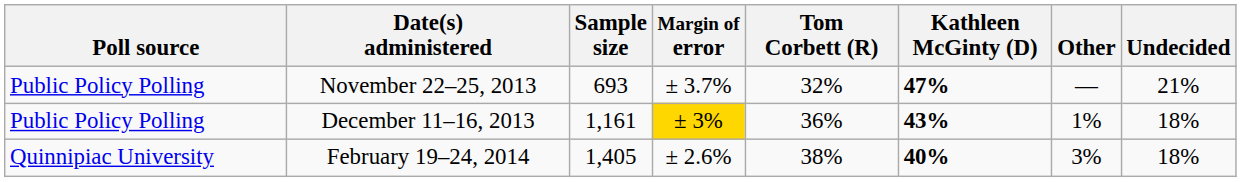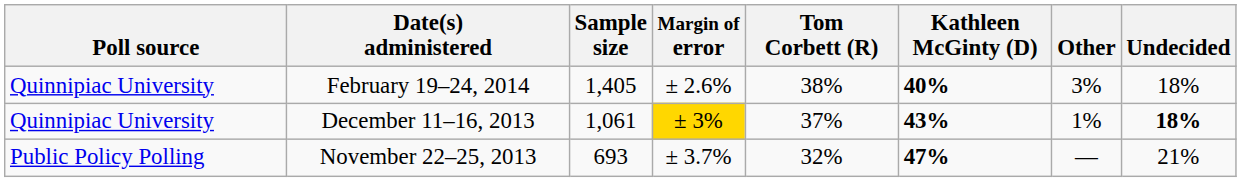rows swapped: (428, 157) <-> (428, 84)
(107, 120) Public Policy Polling -> (112, 120) Quinnipiac University
(611, 120) 1,161 -> (611, 120) 1,061
(822, 120) 36% -> (822, 120) 37%
(1178, 120) normal -> (1178, 120) bold
